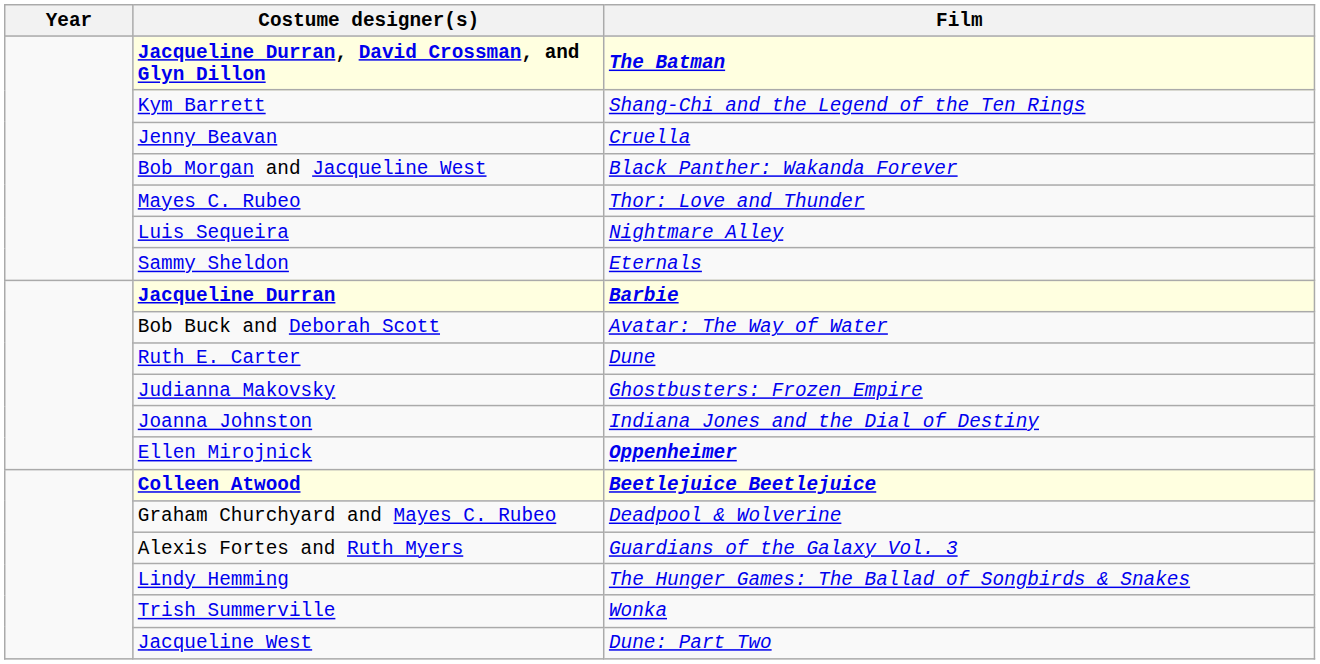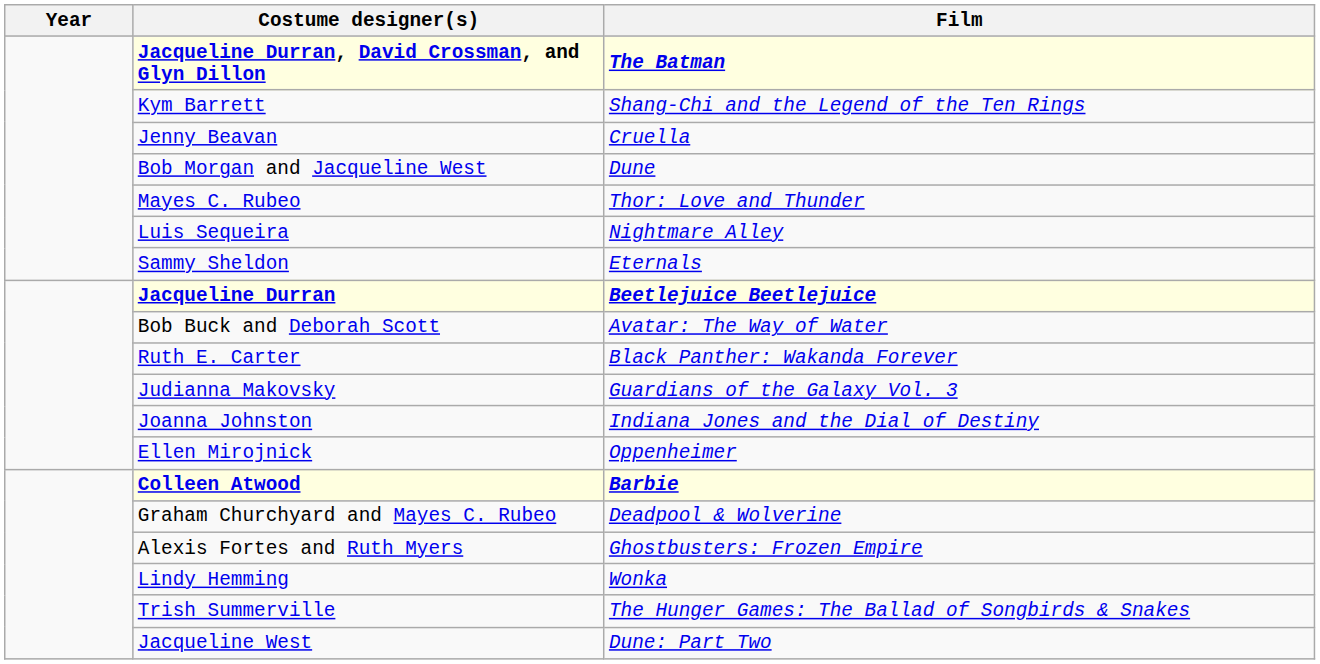(783, 169) Black Panther: Wakanda Forever -> (632, 169) Dune
(644, 295) Barbie -> (743, 295) Beetlejuice Beetlejuice
(632, 359) Dune -> (783, 359) Black Panther: Wakanda Forever
(766, 390) Ghostbusters: Frozen Empire -> (783, 390) Guardians of the Galaxy Vol. 3
(673, 453) bold -> (673, 453) normal
(743, 485) Beetlejuice Beetlejuice -> (644, 485) Barbie
(783, 548) Guardians of the Galaxy Vol. 3 -> (766, 548) Ghostbusters: Frozen Empire
(900, 580) The Hunger Games: The Ballad of Songbirds & Snakes -> (638, 580) Wonka
(638, 611) Wonka -> (900, 611) The Hunger Games: The Ballad of Songbirds & Snakes
